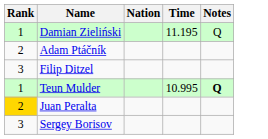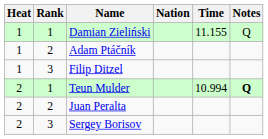+ column: (19, 13)
(182, 32) 11.195 -> (211, 32) 11.155
(182, 87) 10.995 -> (211, 87) 10.994
(21, 106) gold background -> (50, 106) no background
